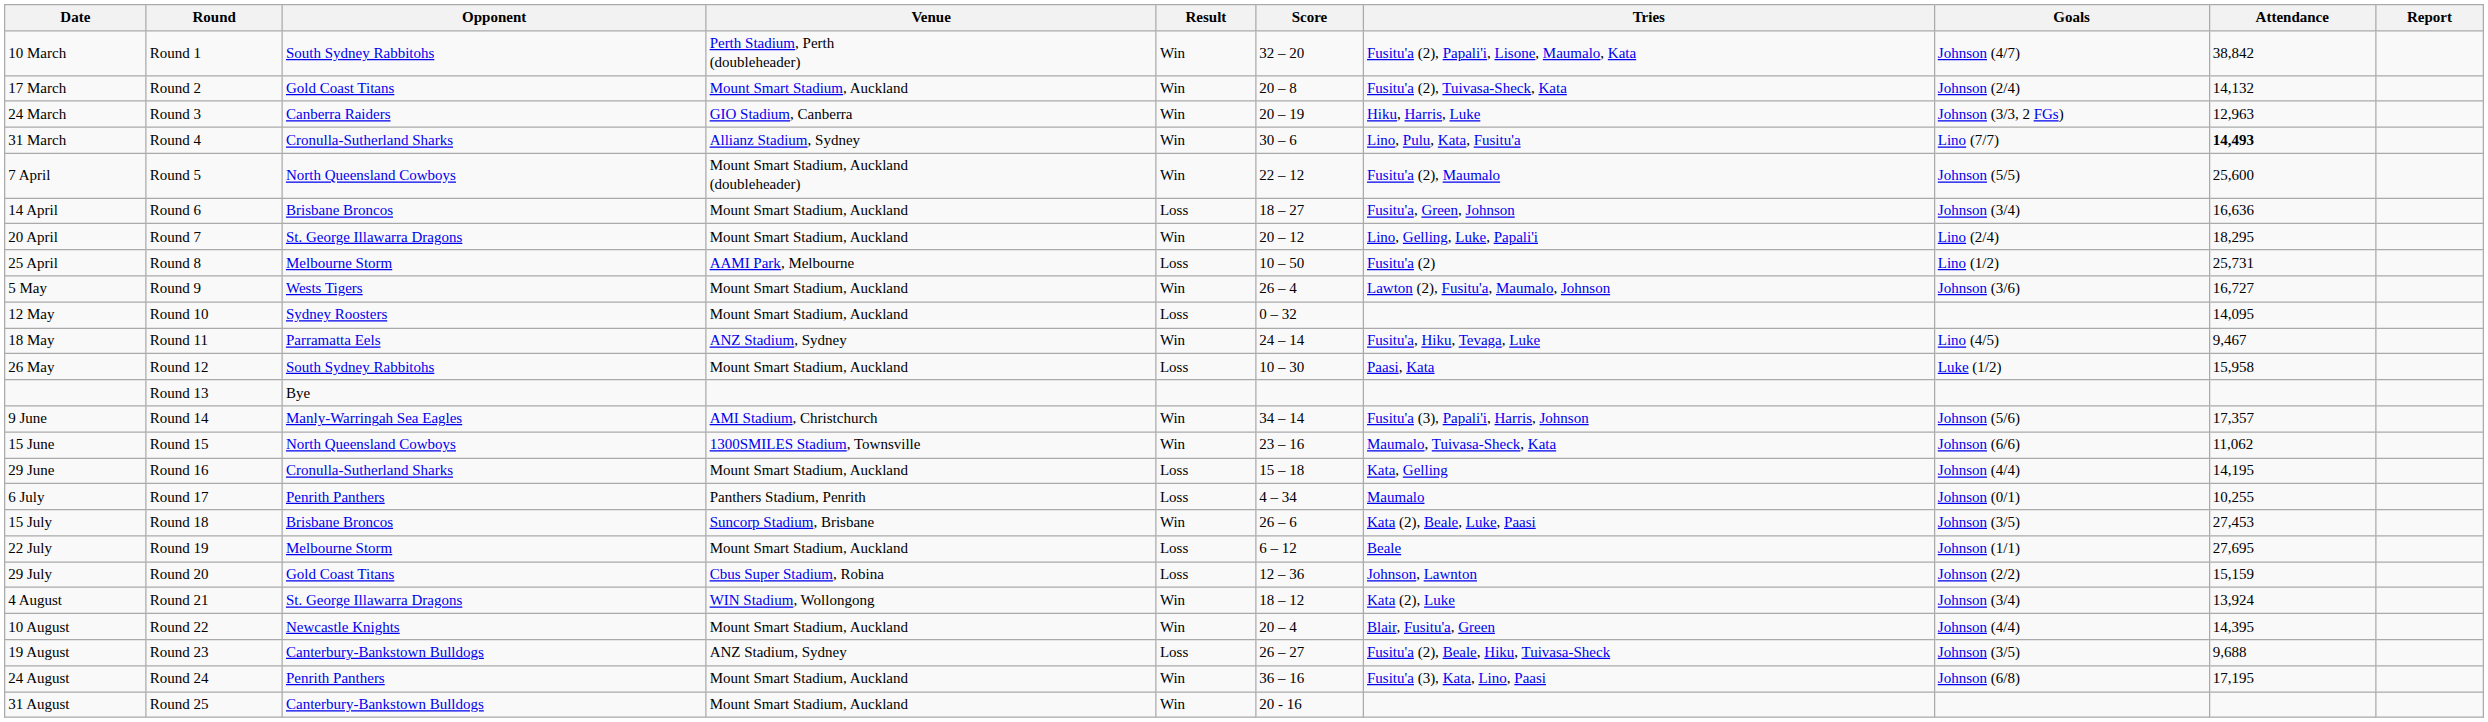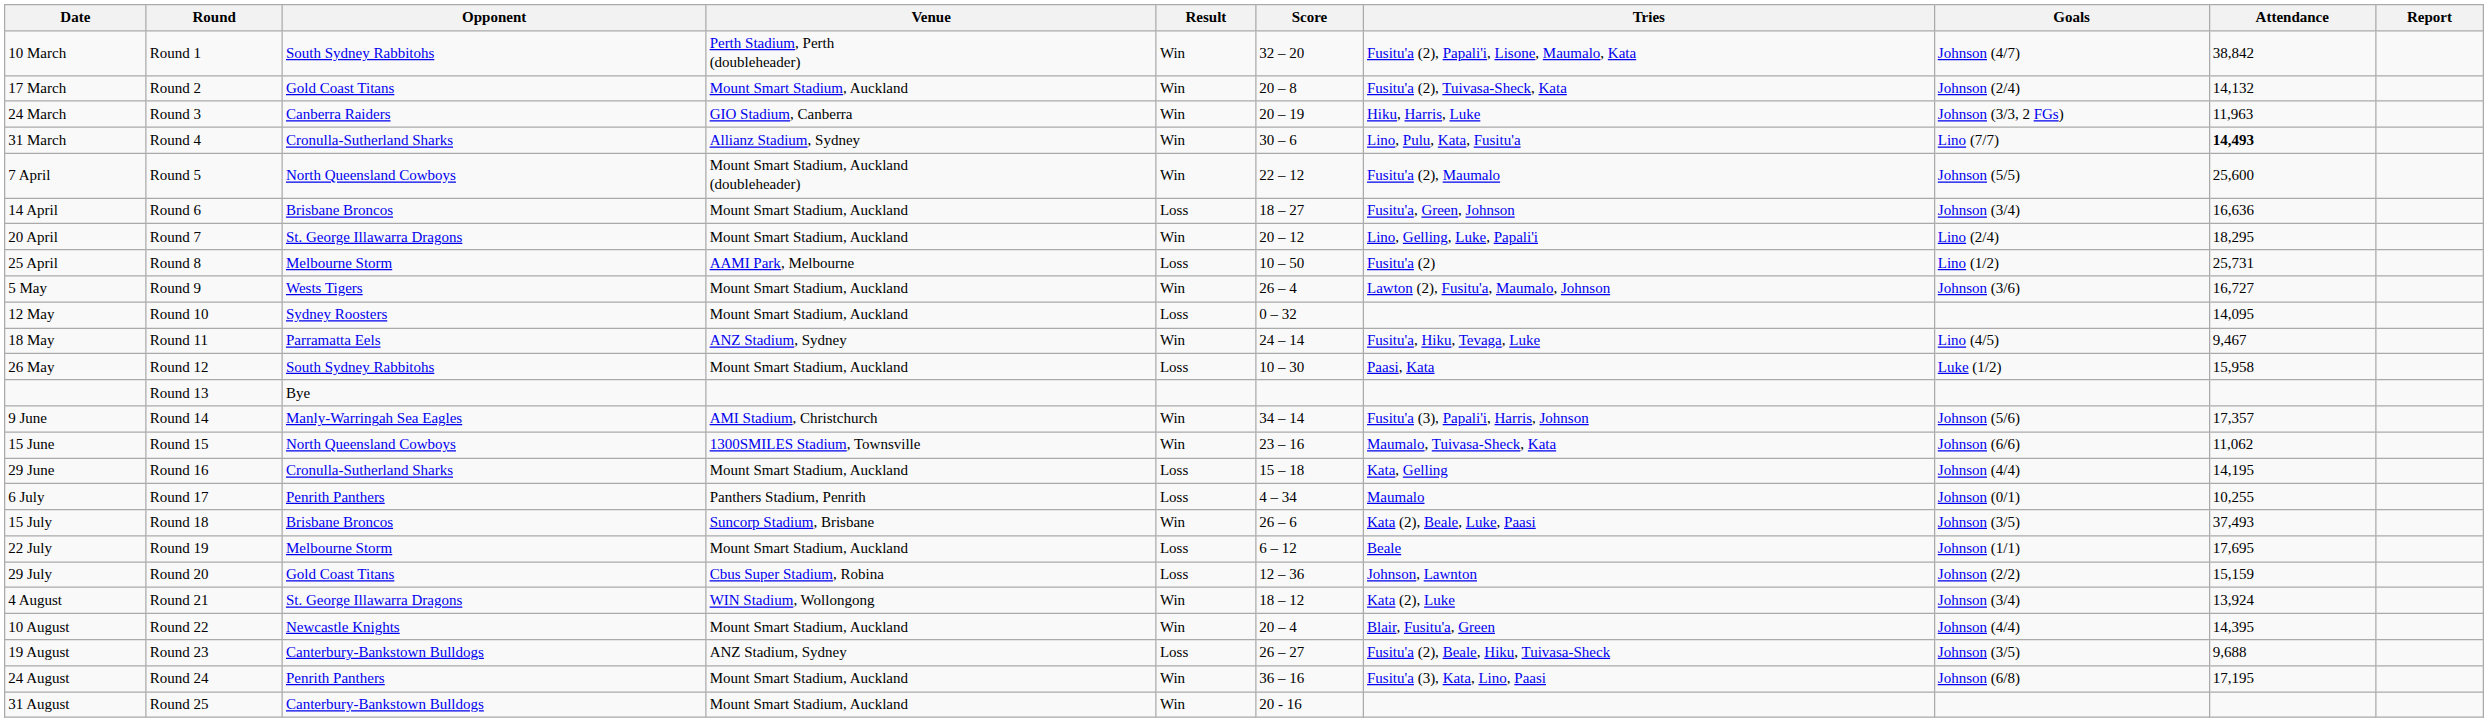(2233, 114) 12,963 -> (2233, 114) 11,963
(2233, 522) 27,453 -> (2233, 522) 37,493
(2233, 548) 27,695 -> (2233, 548) 17,695
